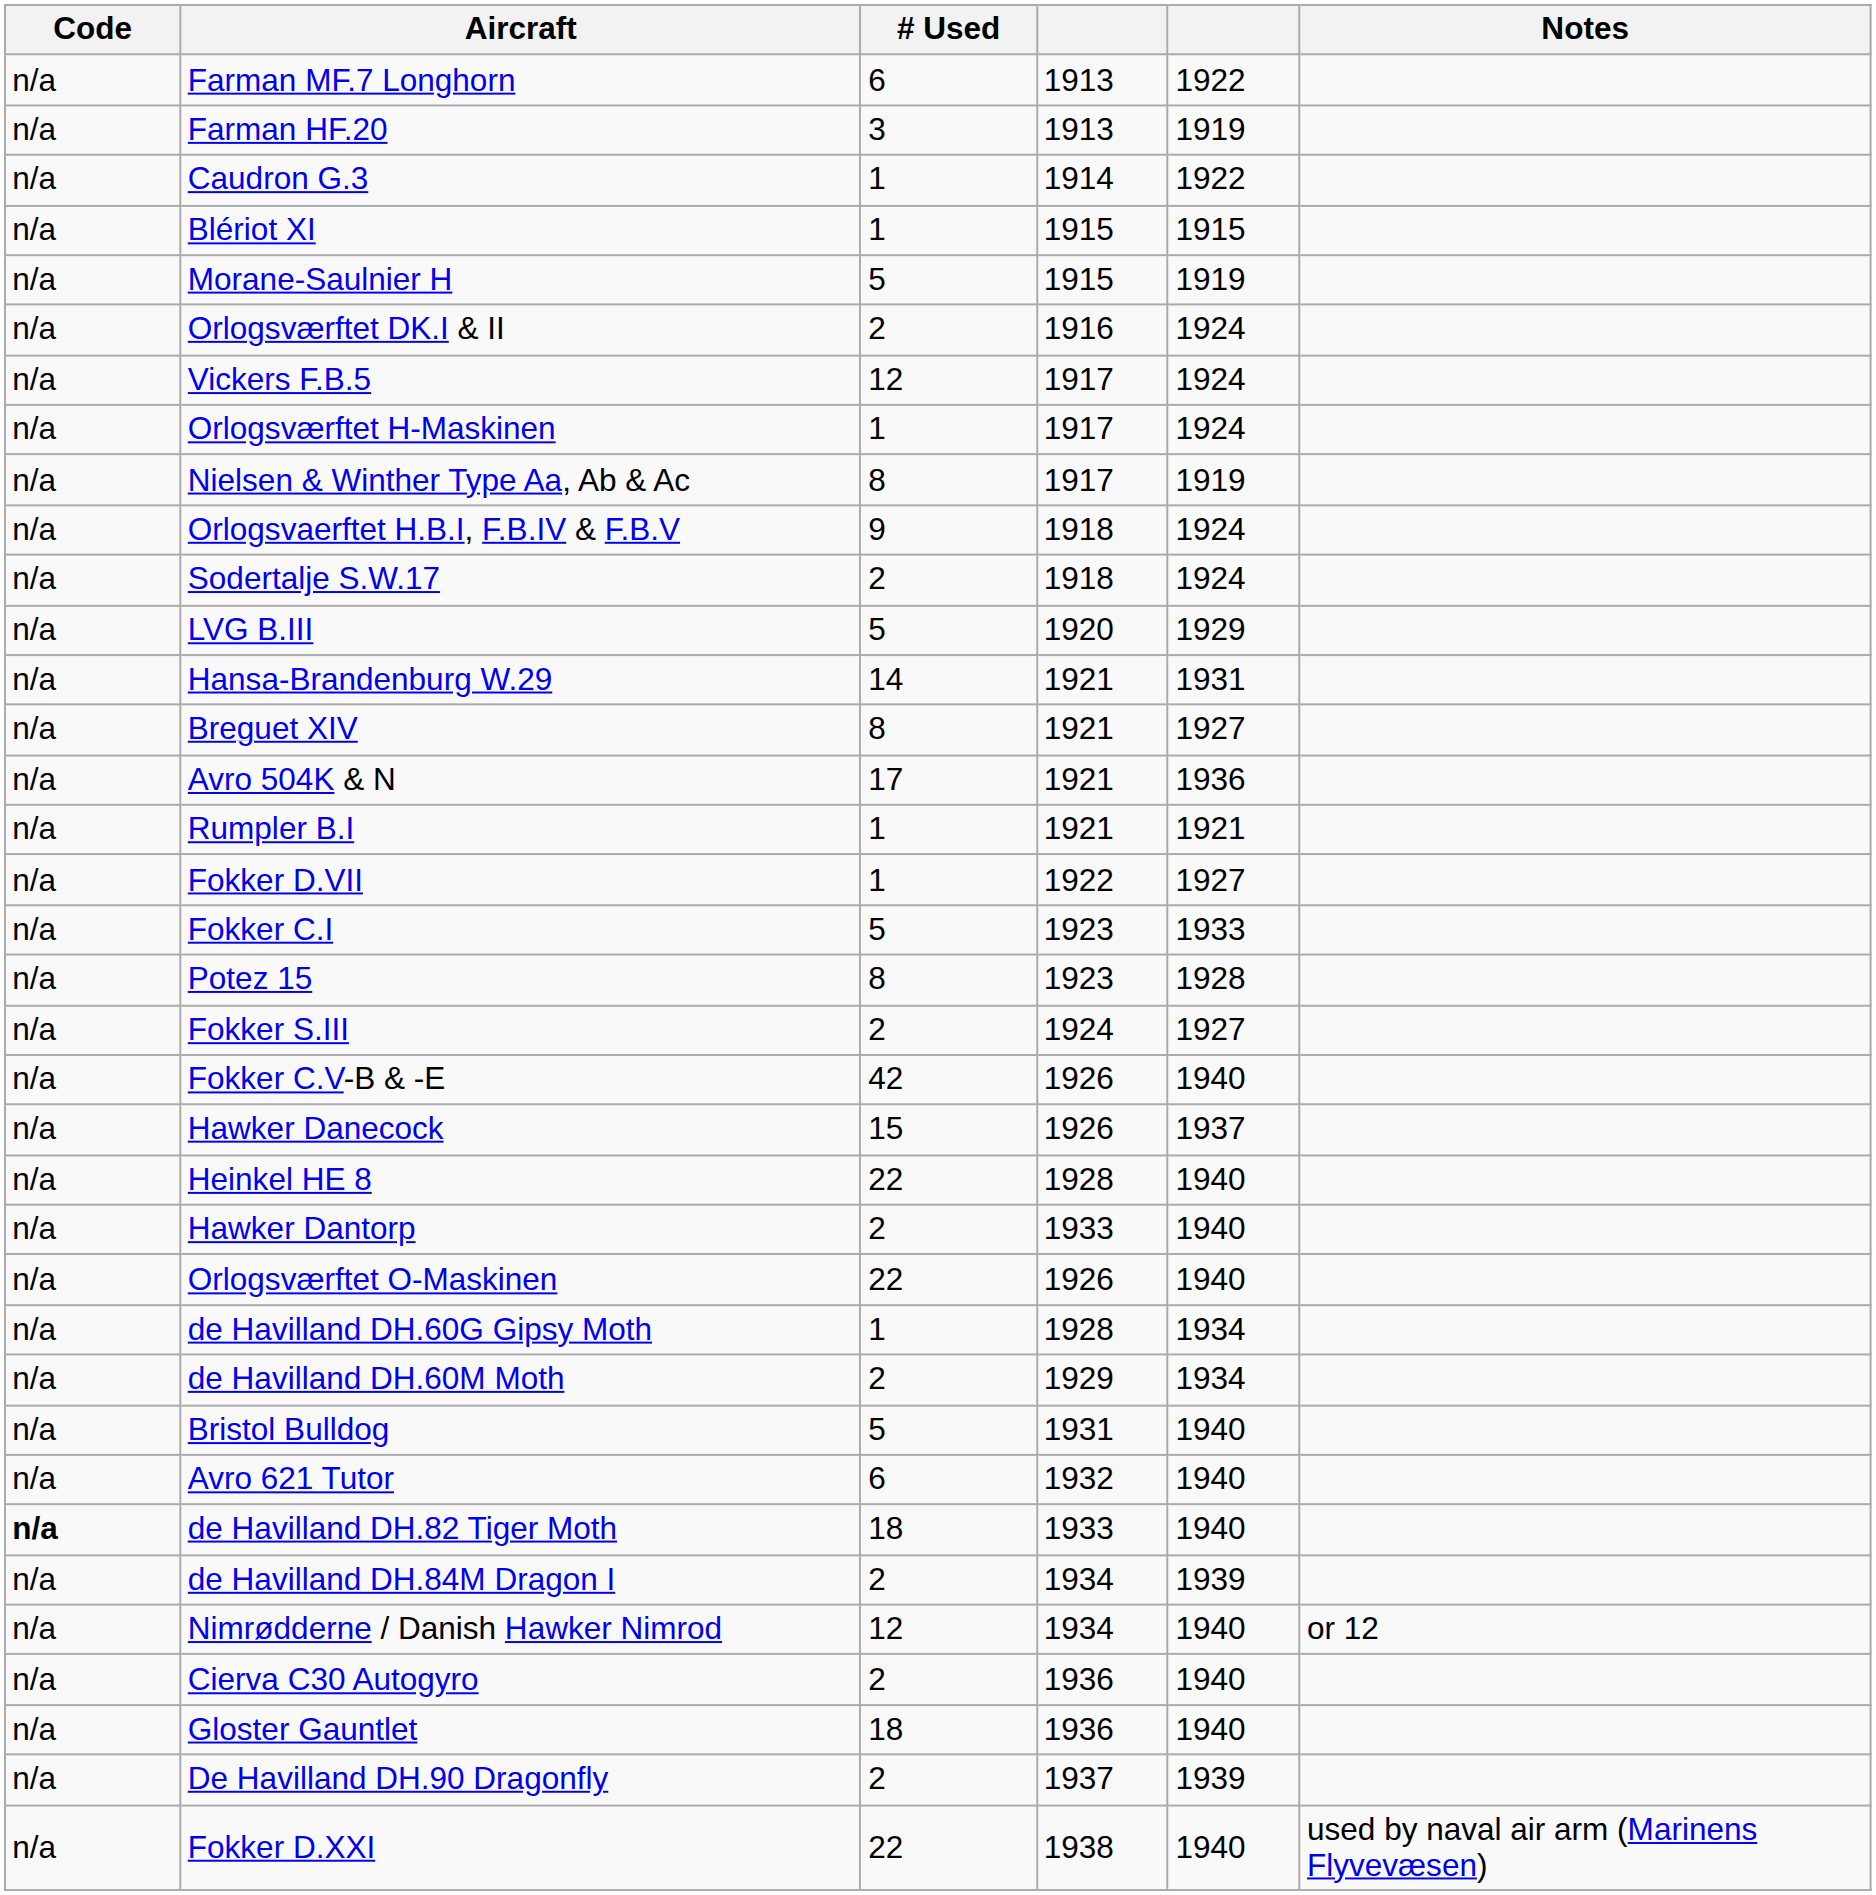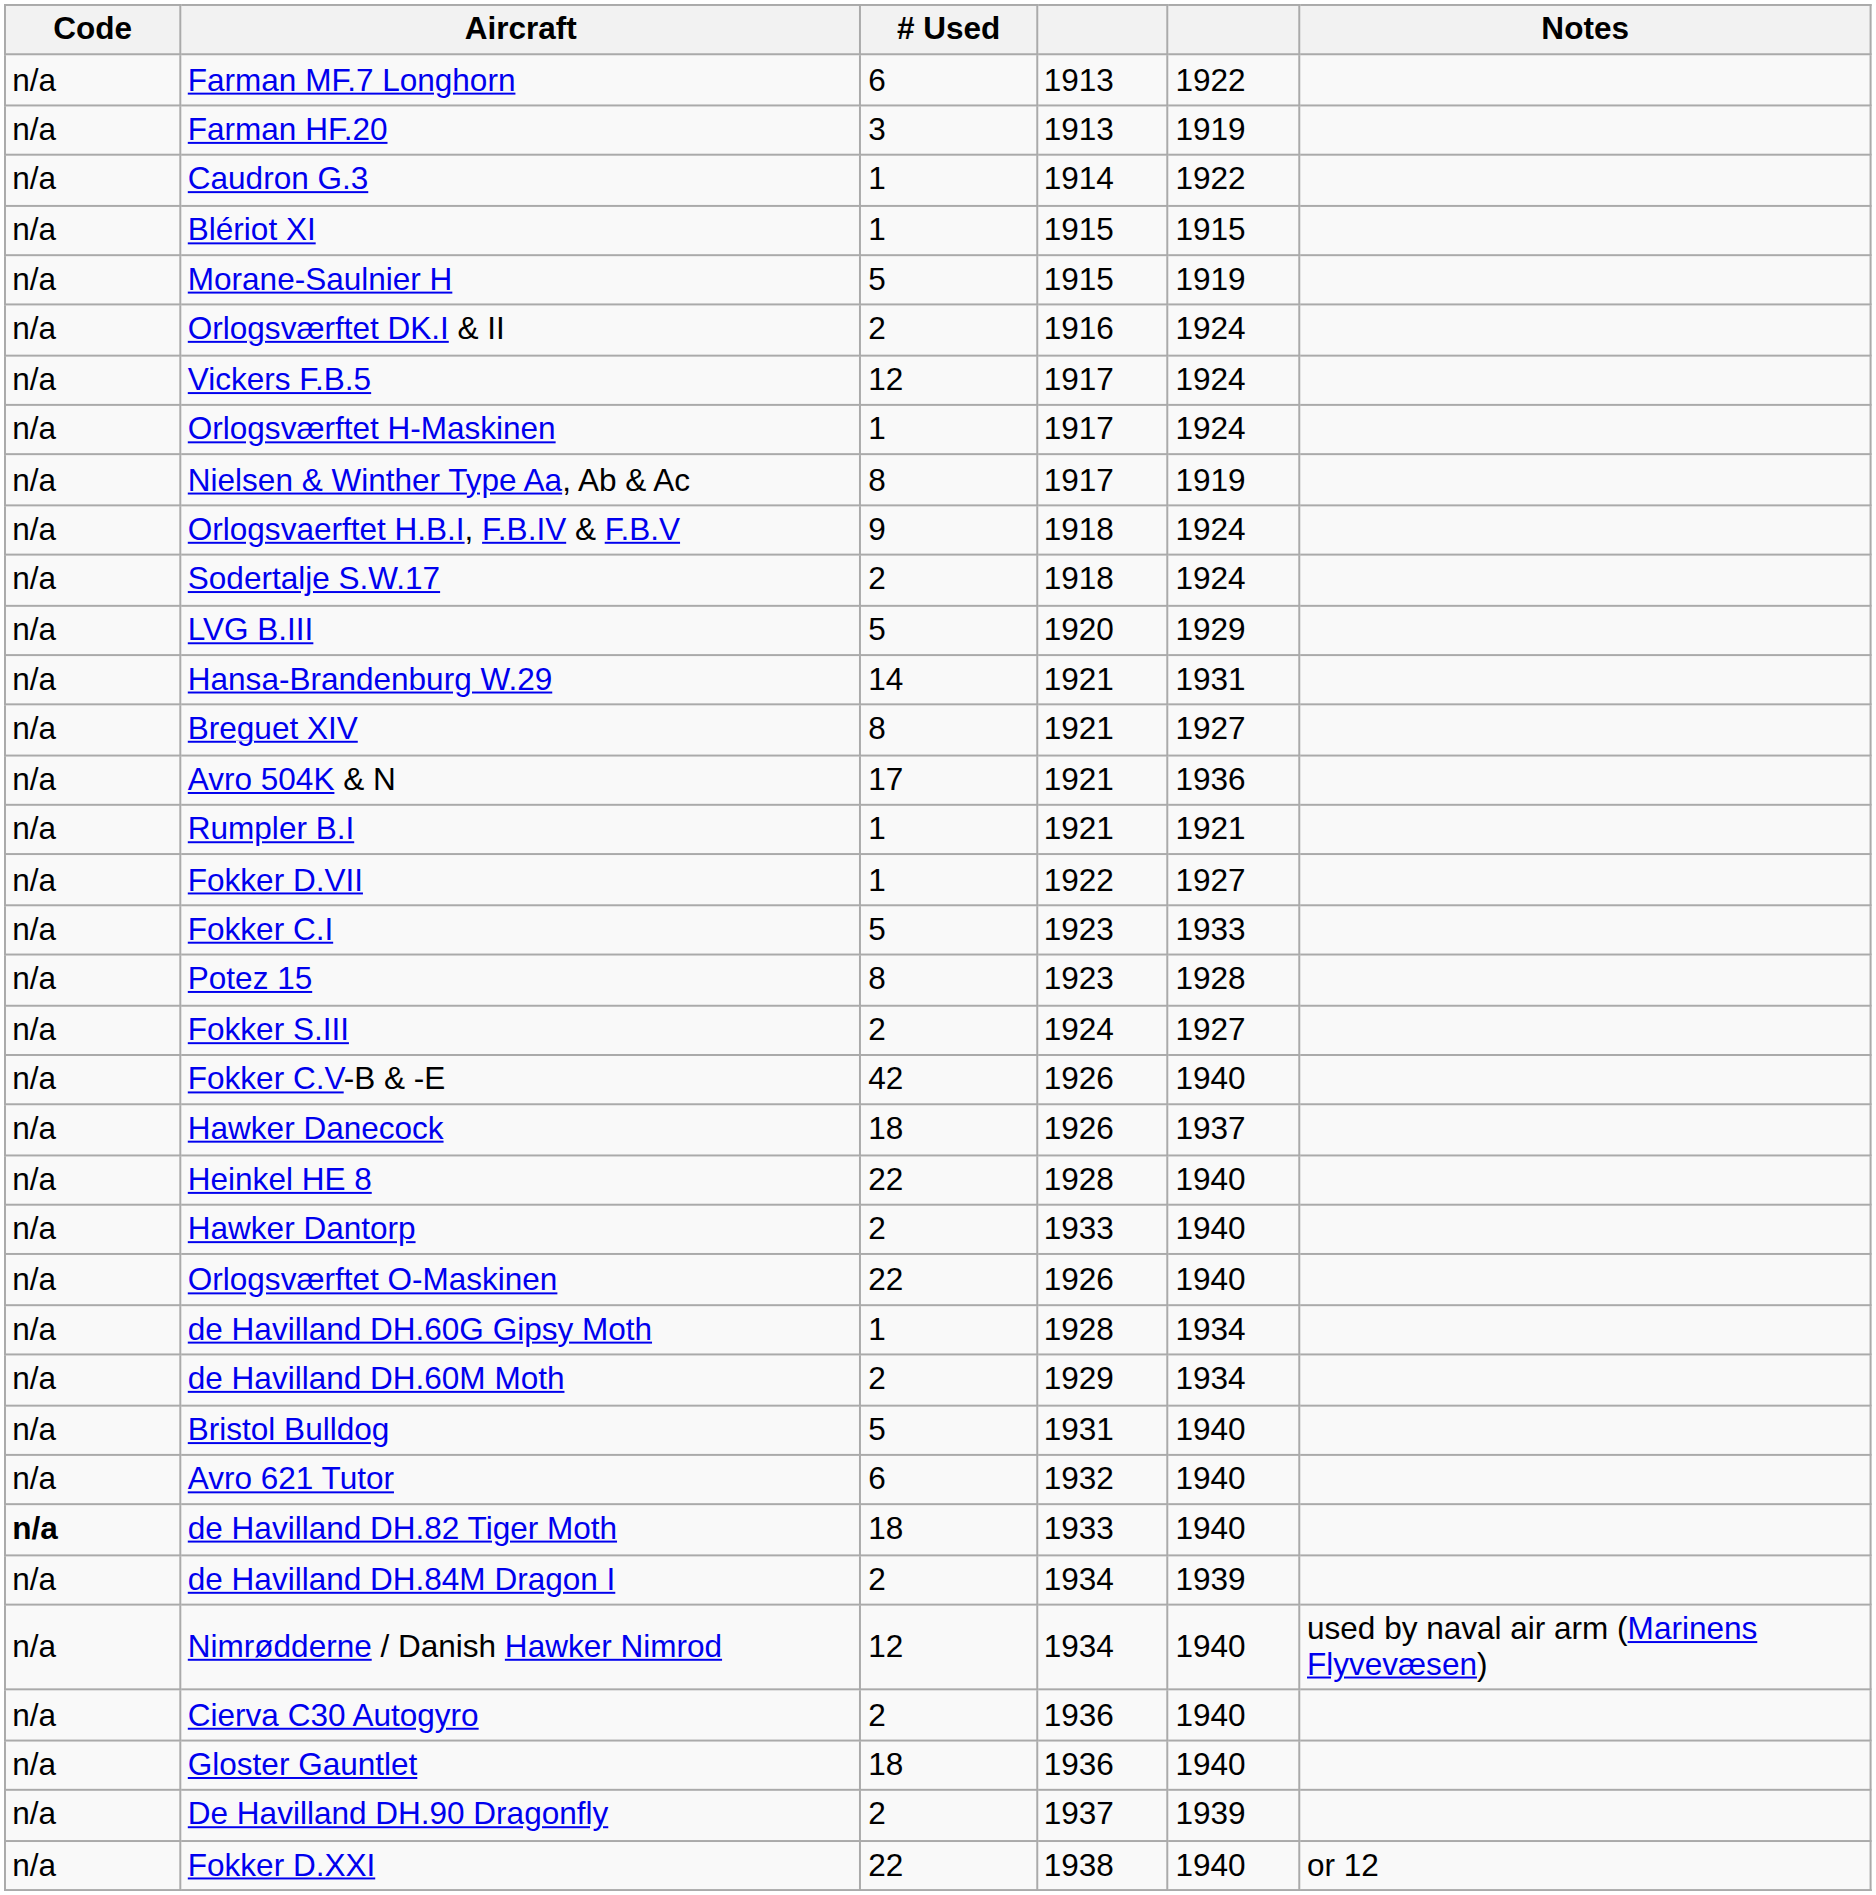(886, 1129) 15 -> (886, 1129) 18
(1343, 1629) or 12 -> (1532, 1646) used by naval air arm (Marinens Flyvevæsen)
(1532, 1846) used by naval air arm (Marinens Flyvevæsen) -> (1343, 1864) or 12
